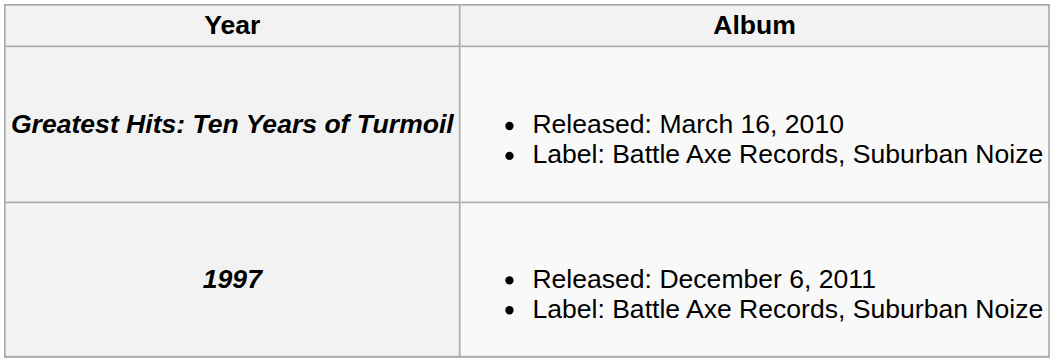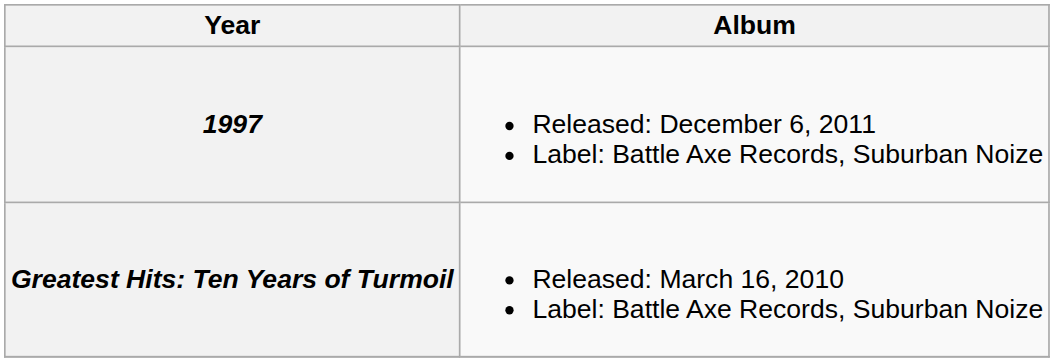rows swapped: (232, 124) <-> (232, 279)
